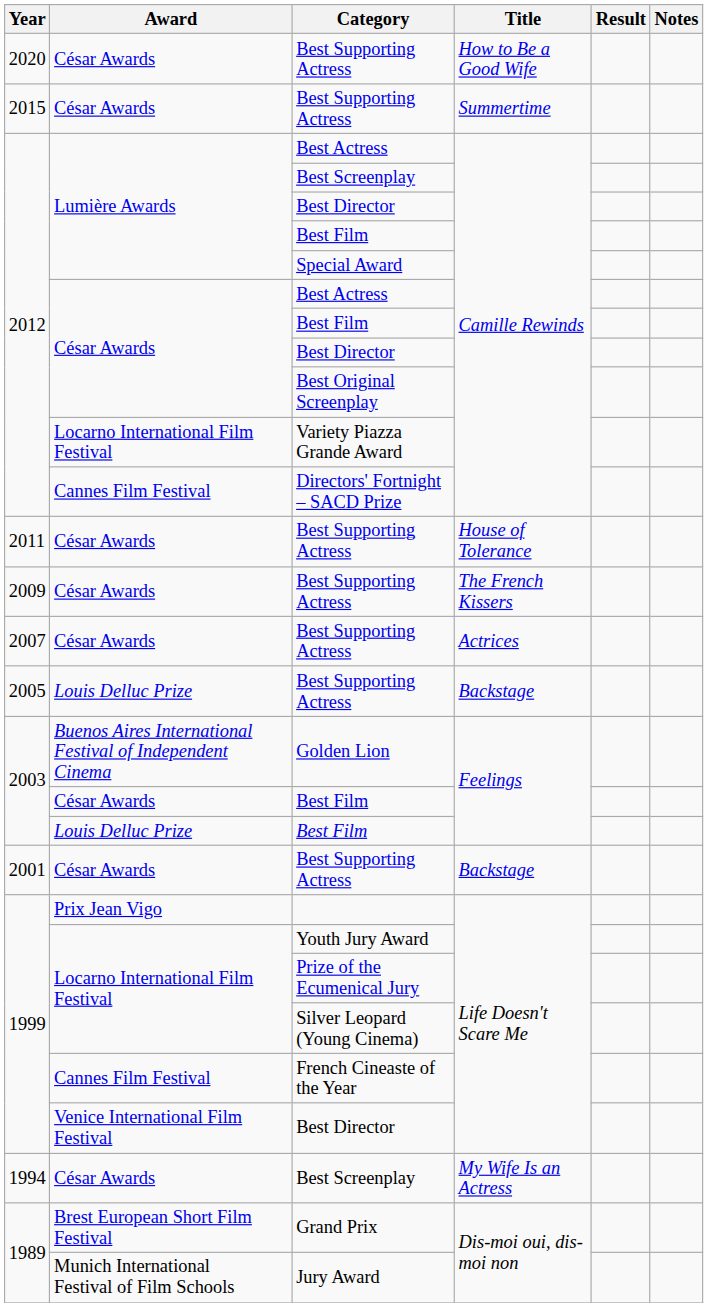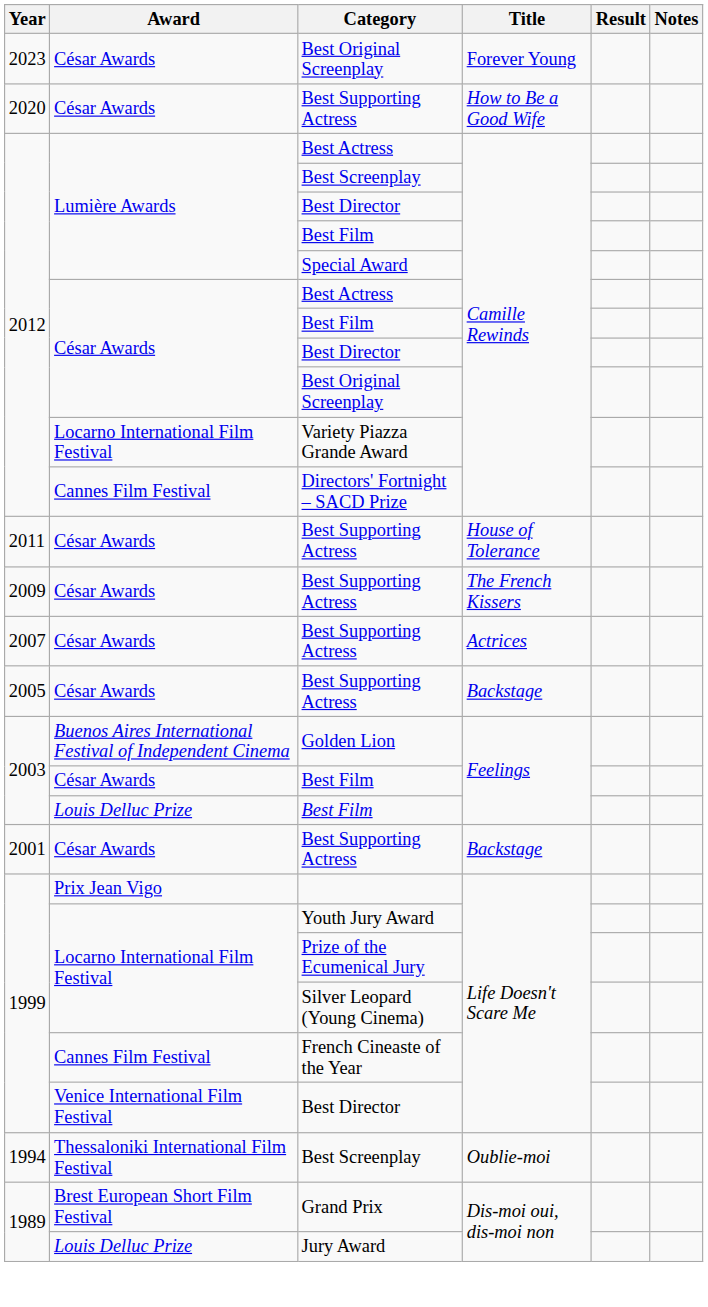+ row: (27, 58)
- row: (27, 108)
(123, 691) Louis Delluc Prize -> (105, 691) César Awards
(105, 1177) César Awards -> (170, 1157) Thessaloniki International Film Festival
(509, 1177) My Wife Is an Actress -> (509, 1157) Oublie-moi
(144, 1277) Munich International Festival of Film Schools -> (123, 1246) Louis Delluc Prize
